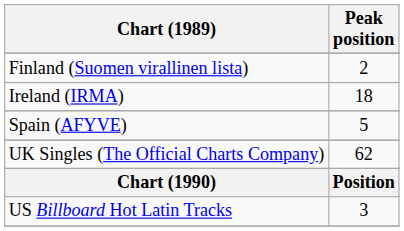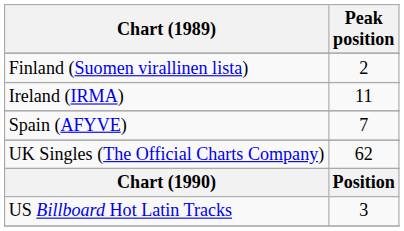(364, 96) 18 -> (364, 96) 11
(364, 125) 5 -> (364, 125) 7
